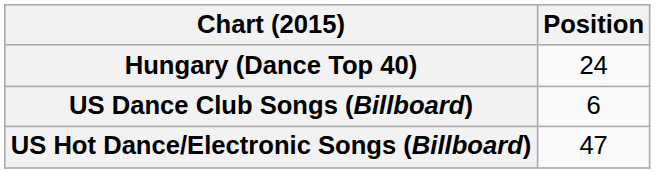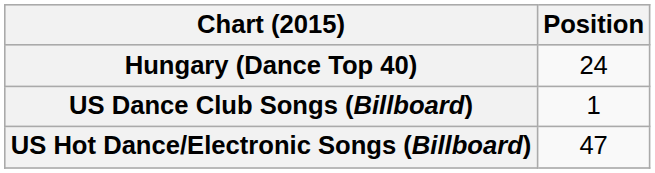(594, 106) 6 -> (594, 106) 1
